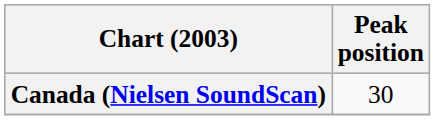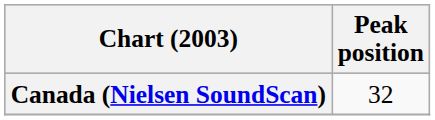(381, 93) 30 -> (381, 93) 32
